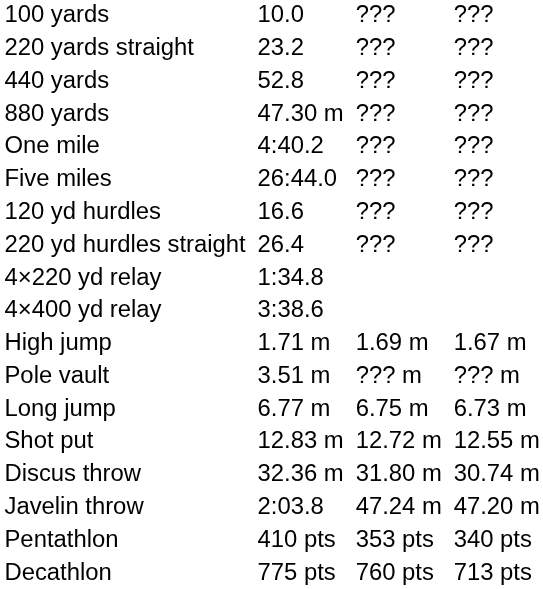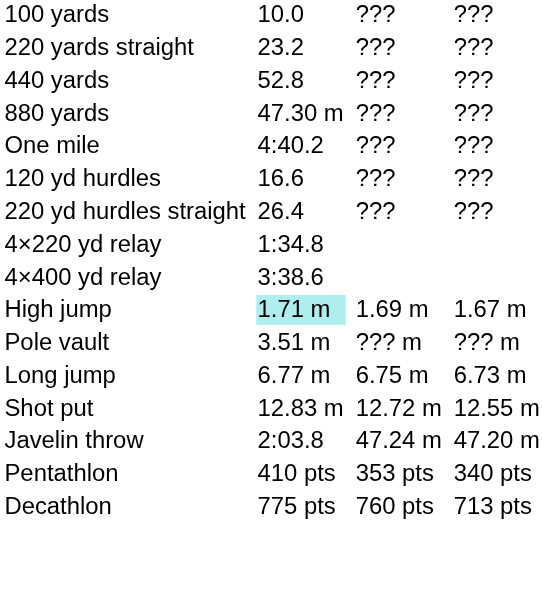- row: (58, 178)
(294, 342) no background -> (294, 309) paleturquoise background
- row: (73, 473)
